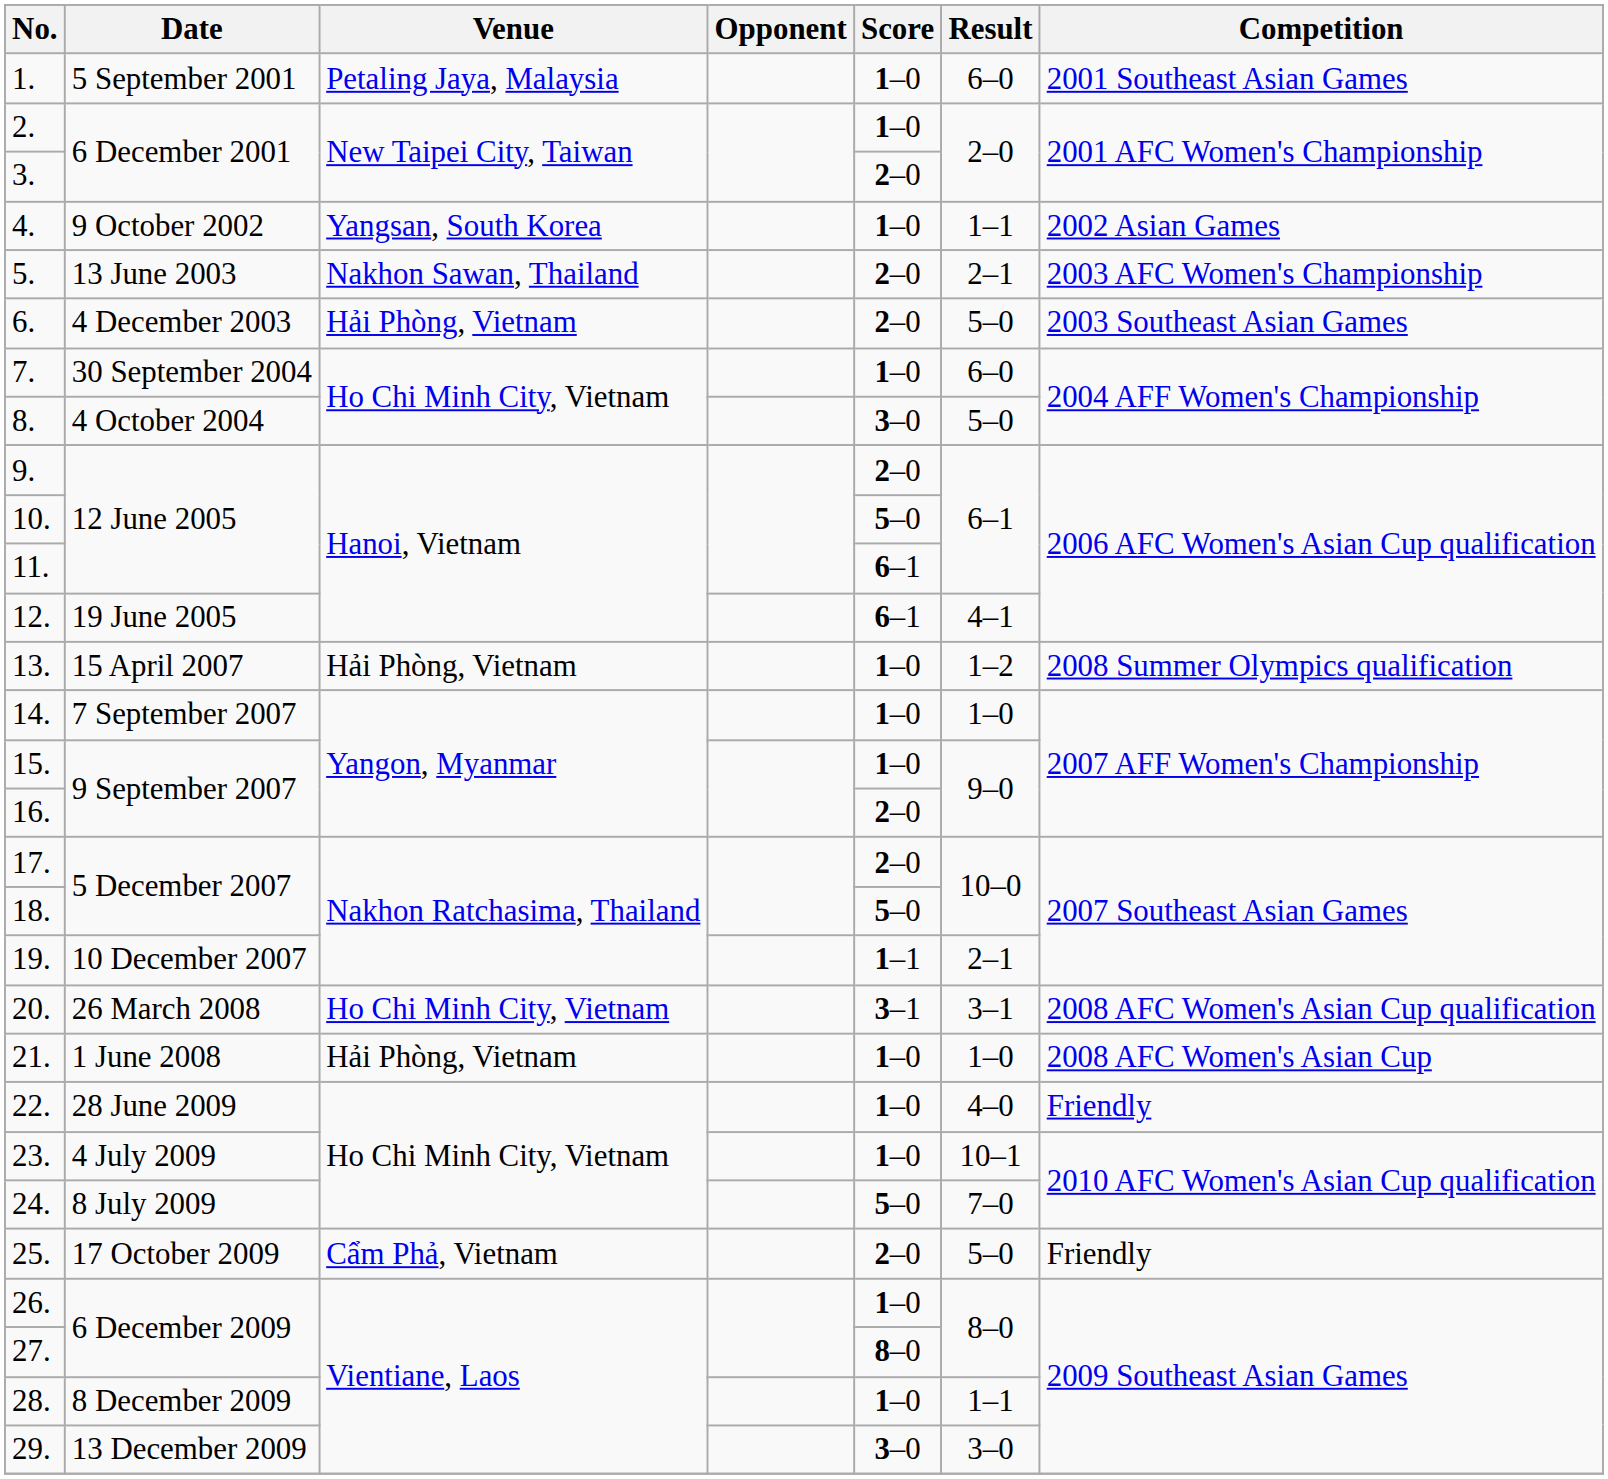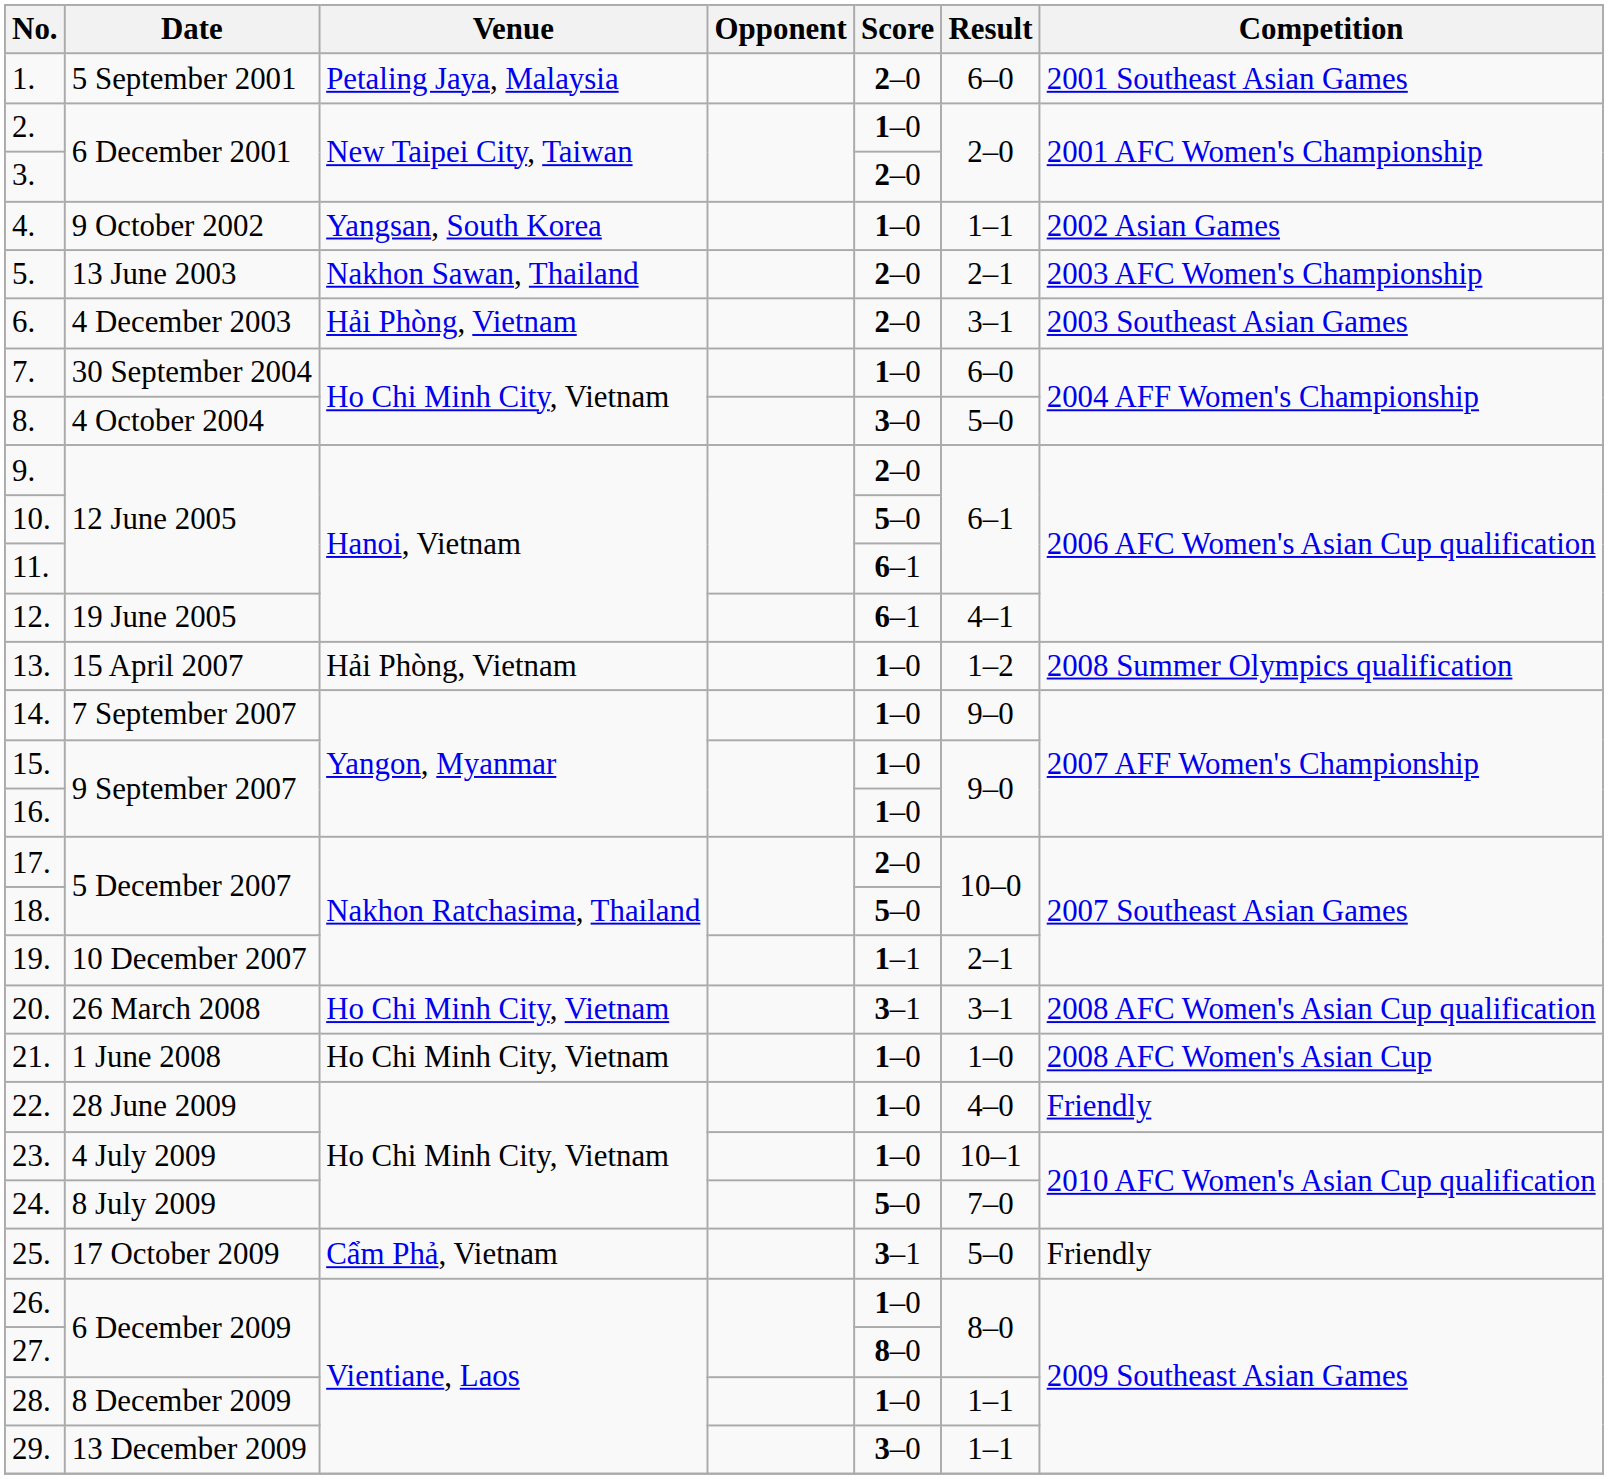(898, 77) 1–0 -> (898, 77) 2–0
(990, 322) 5–0 -> (990, 322) 3–1
(990, 714) 1–0 -> (990, 714) 9–0
(898, 812) 2–0 -> (898, 812) 1–0
(451, 1057) Hải Phòng, Vietnam -> (498, 1057) Ho Chi Minh City, Vietnam
(898, 1253) 2–0 -> (898, 1253) 3–1
(990, 1449) 3–0 -> (990, 1449) 1–1
